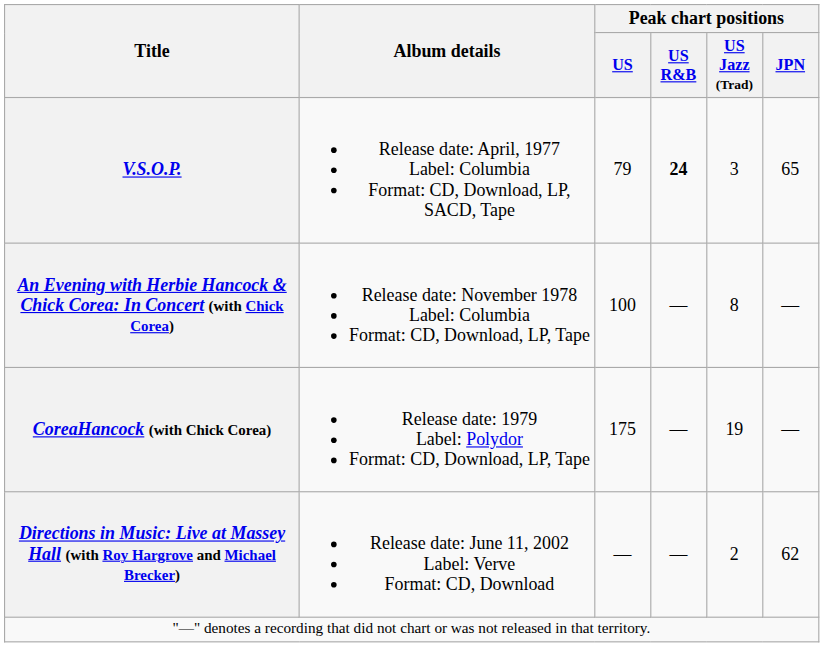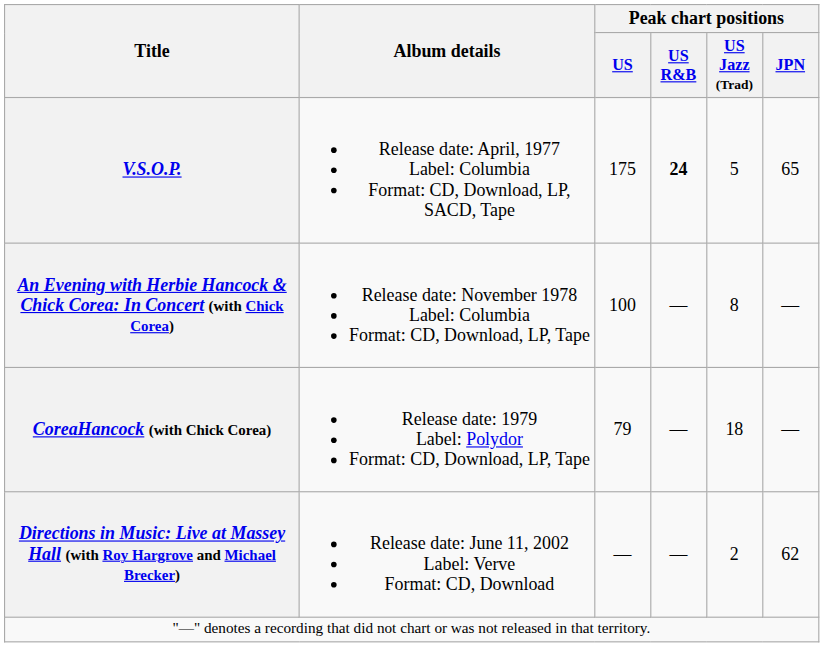(622, 170) 79 -> (622, 170) 175
(734, 170) 3 -> (734, 170) 5
(622, 429) 175 -> (622, 429) 79
(734, 429) 19 -> (734, 429) 18
